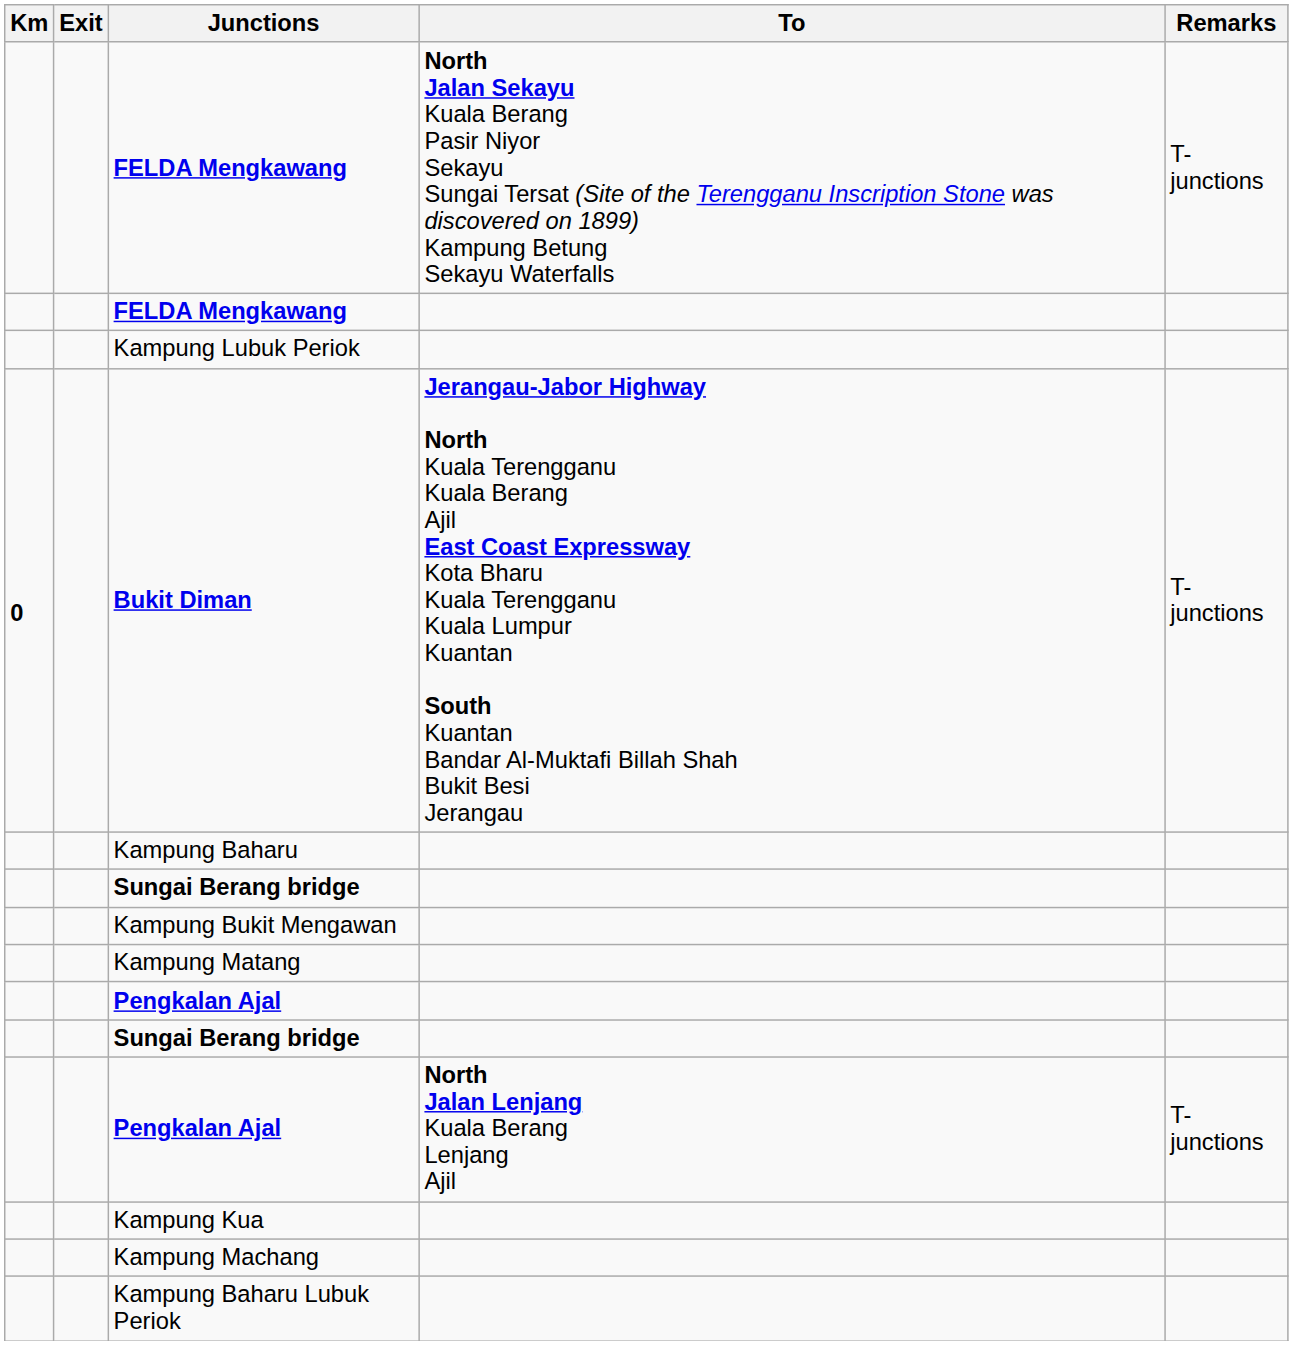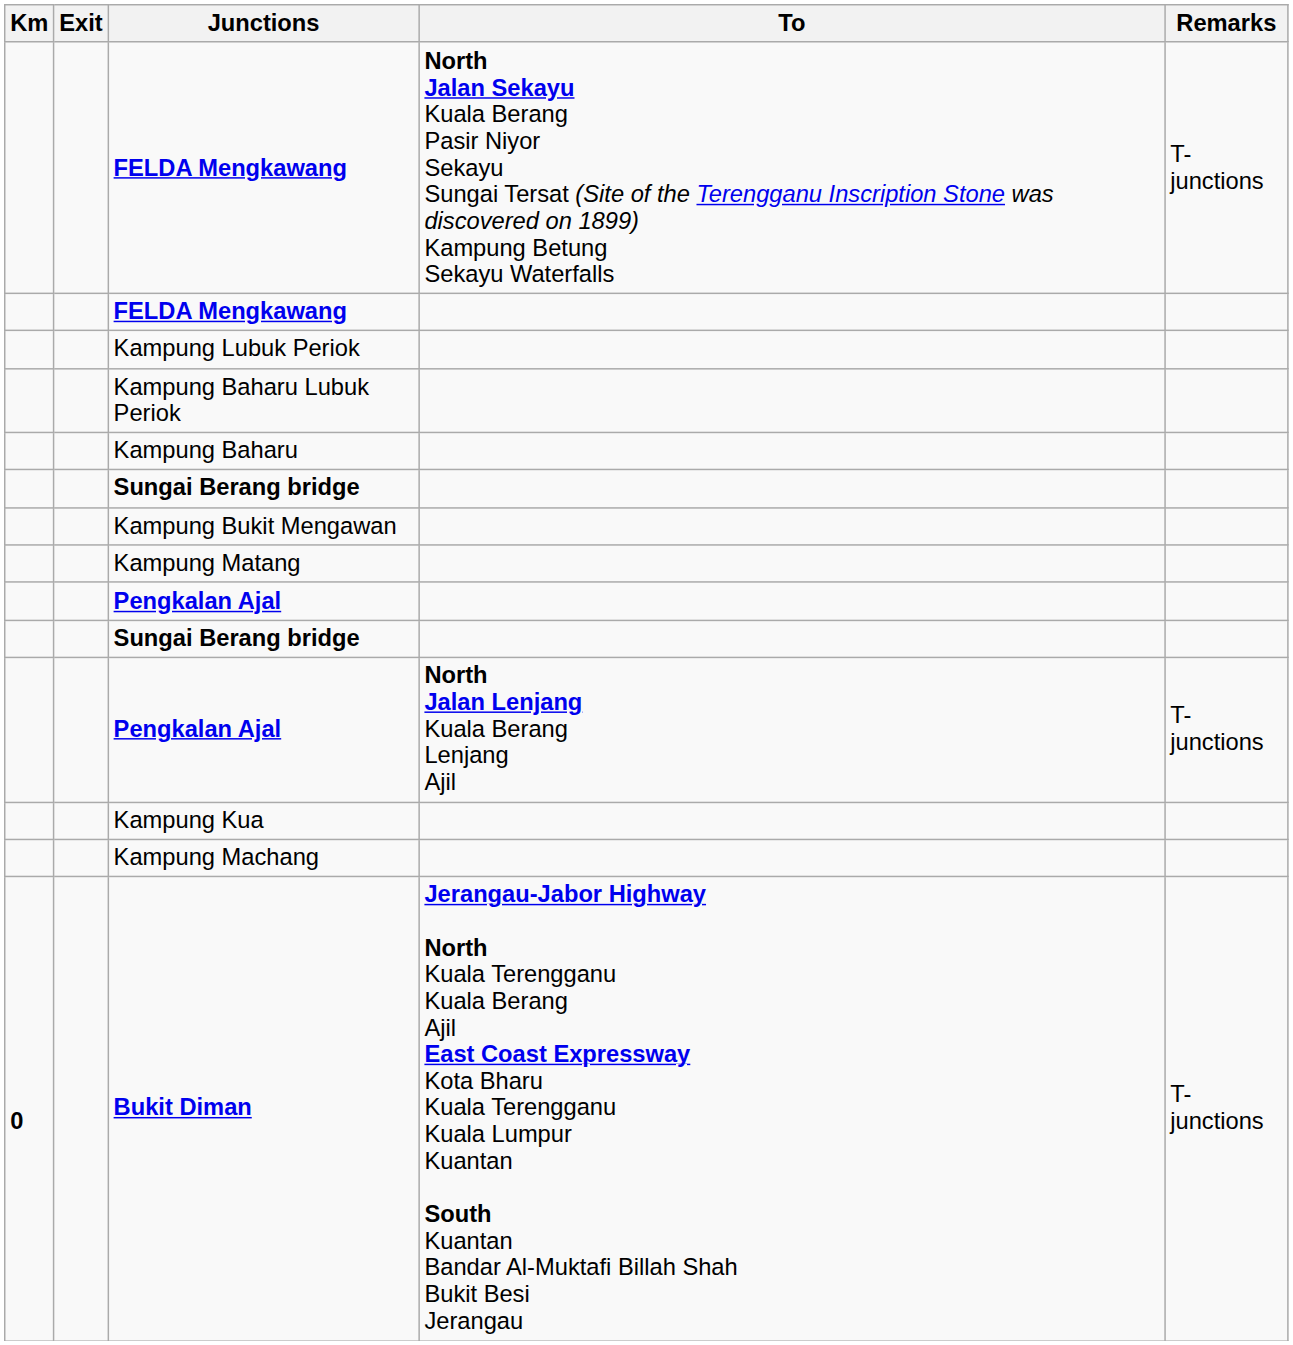rows swapped: (241, 1308) <-> (183, 599)
